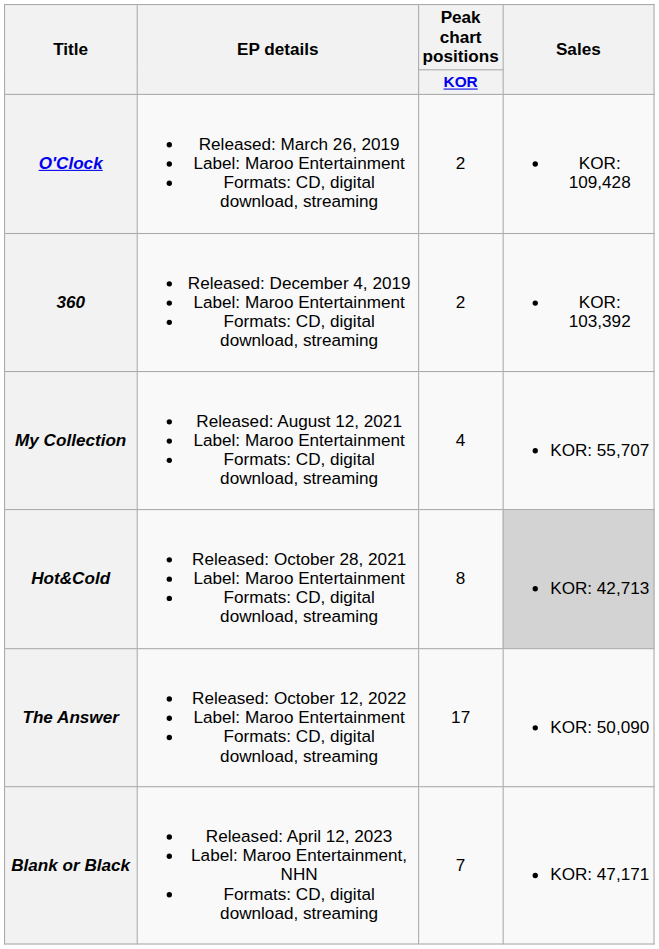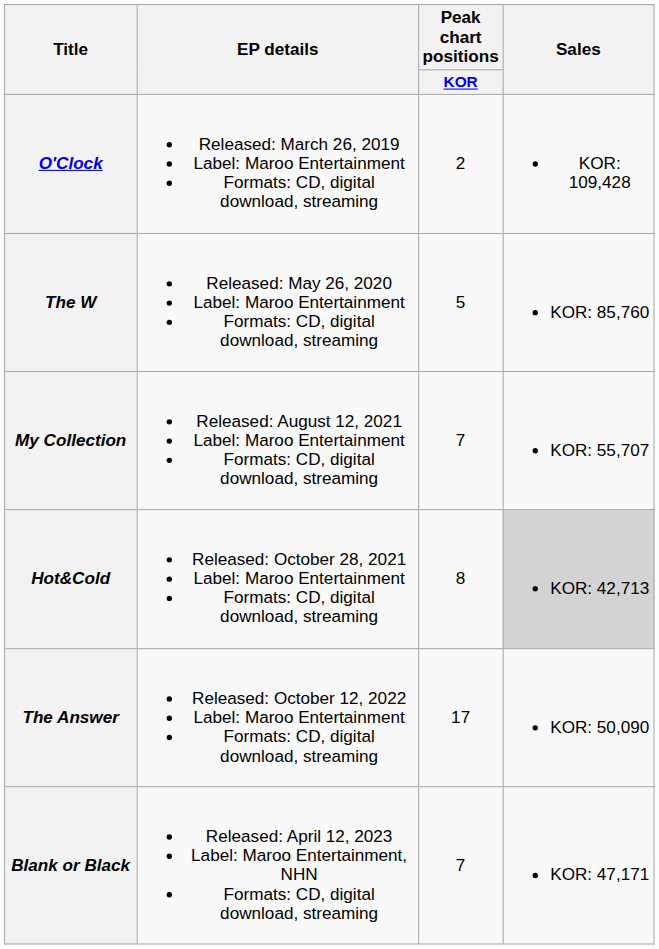- row: (71, 302)
+ row: (71, 302)
(461, 440) 4 -> (461, 440) 7
